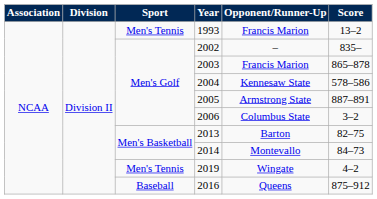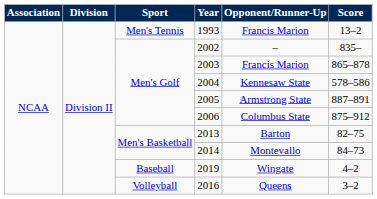(351, 116) 3–2 -> (351, 116) 875–912
(155, 168) Men's Tennis -> (155, 168) Baseball
(155, 185) Baseball -> (155, 185) Volleyball
(351, 185) 875–912 -> (351, 185) 3–2
